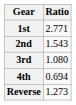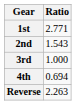(57, 60) 1.080 -> (57, 60) 1.000
(57, 92) 1.273 -> (57, 92) 2.263
